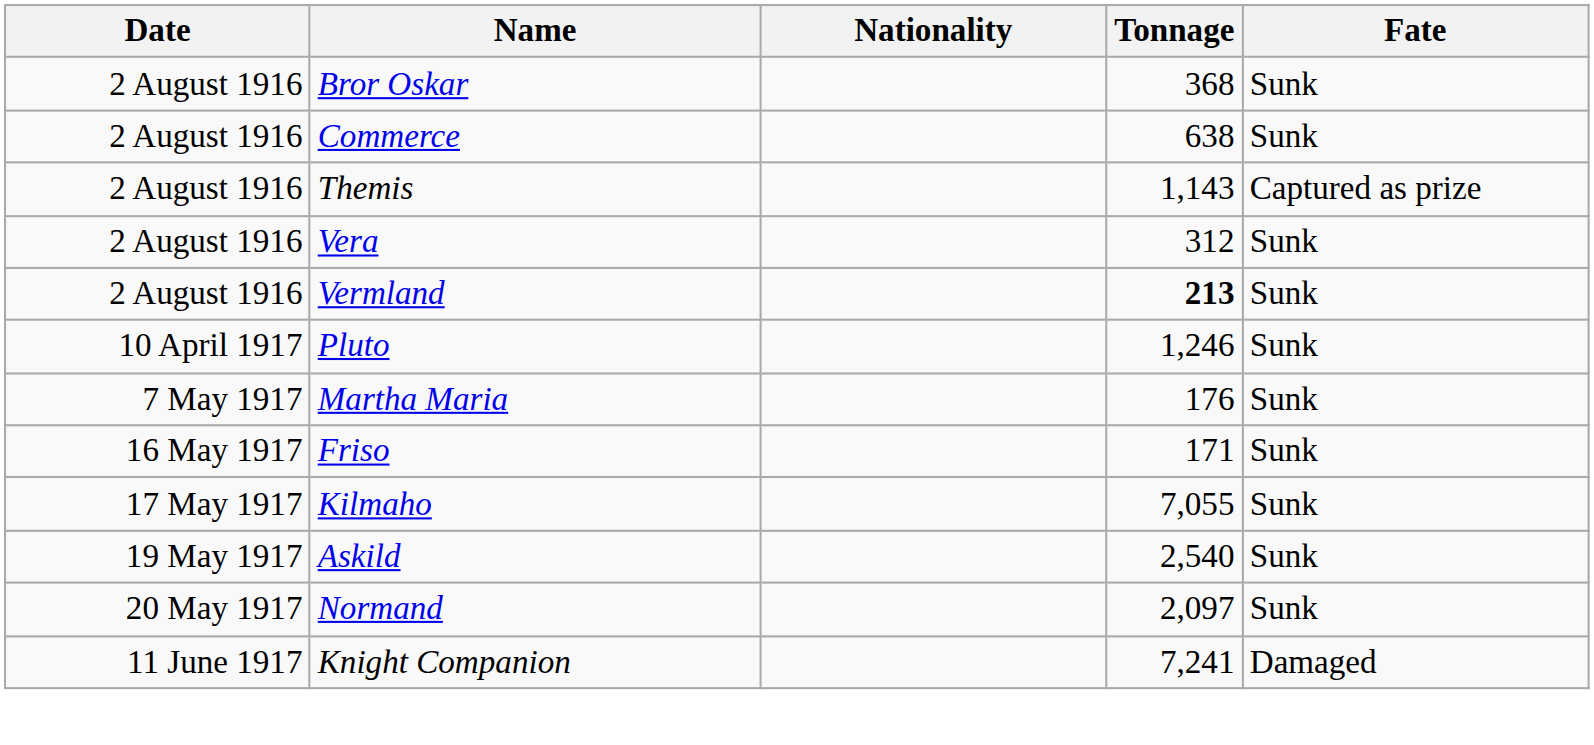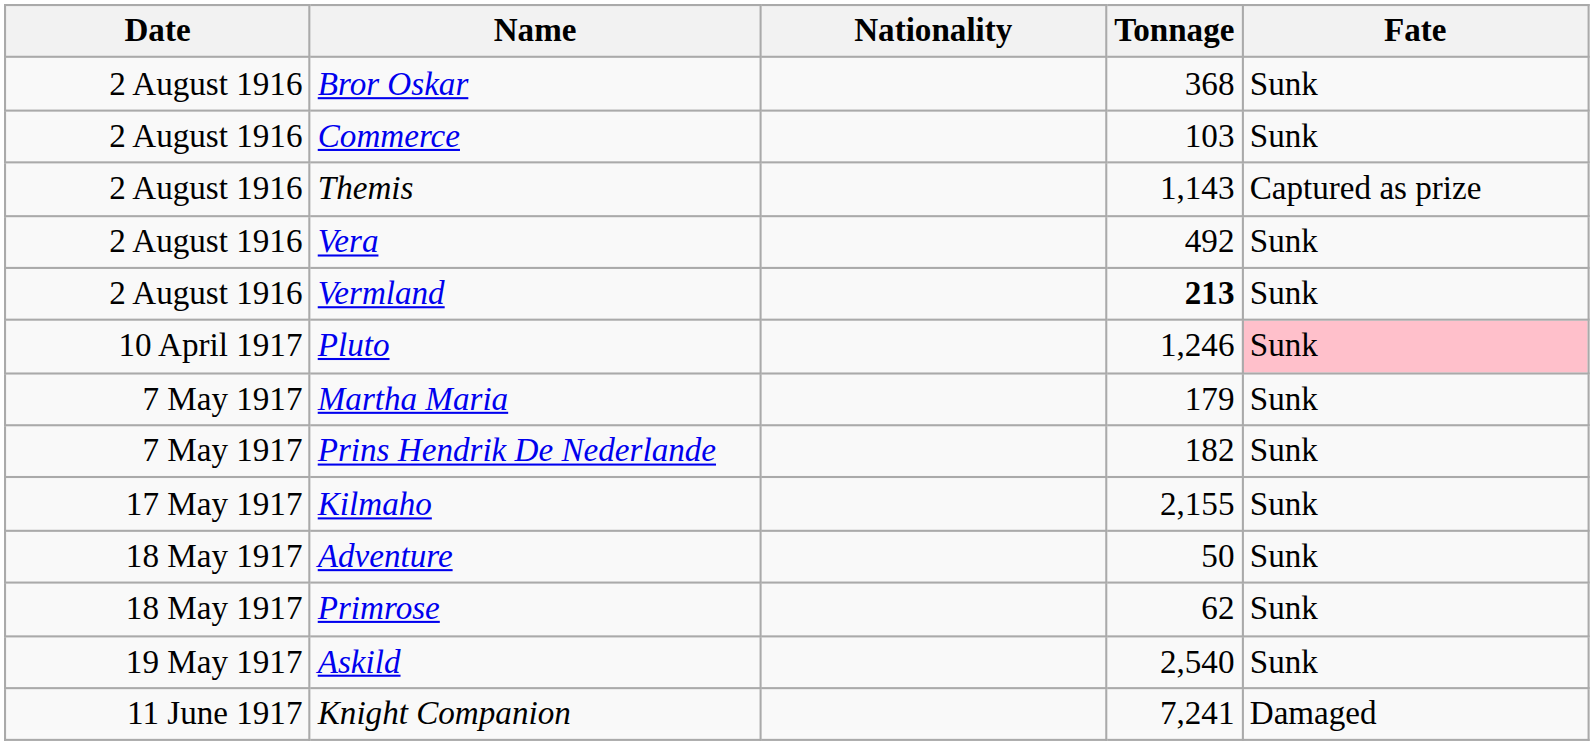(1210, 135) 638 -> (1210, 135) 103
(1210, 240) 312 -> (1210, 240) 492
(1284, 345) no background -> (1284, 345) pink background
(1210, 398) 176 -> (1210, 398) 179
+ row: (517, 450)
- row: (354, 450)
(1197, 503) 7,055 -> (1197, 503) 2,155
+ row: (385, 556)
+ row: (379, 608)
- row: (380, 608)
